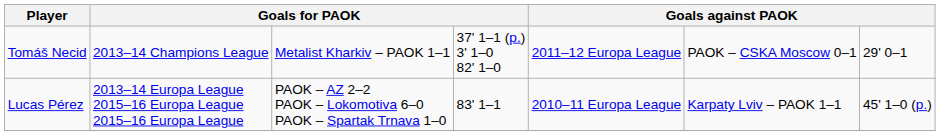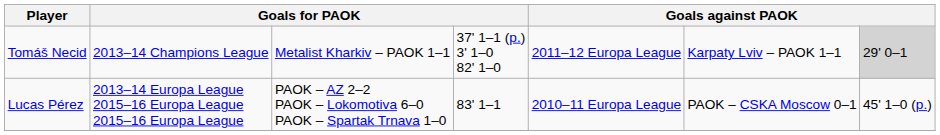(772, 52) PAOK – CSKA Moscow 0–1 -> (764, 52) Karpaty Lviv – PAOK 1–1
(885, 52) no background -> (885, 52) lightgrey background
(764, 105) Karpaty Lviv – PAOK 1–1 -> (772, 105) PAOK – CSKA Moscow 0–1
